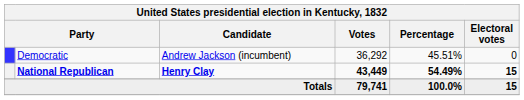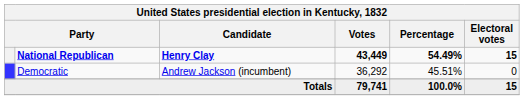rows swapped: (65, 71) <-> (43, 55)
